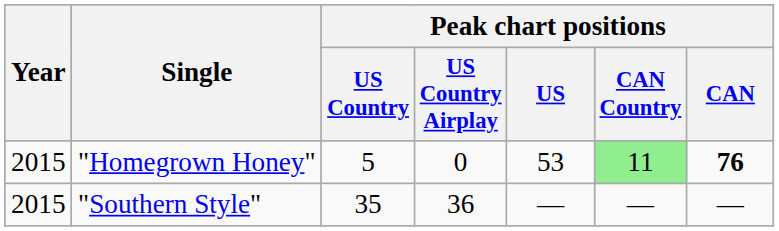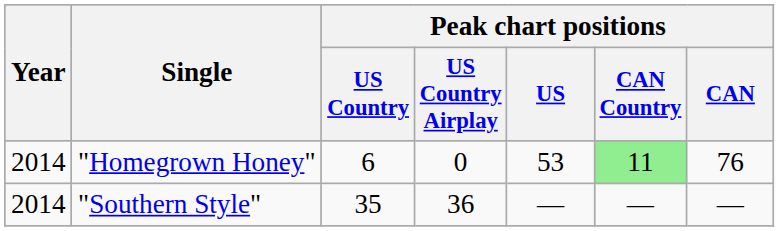(38, 161) 2015 -> (38, 161) 2014
(368, 161) 5 -> (368, 161) 6
(730, 161) bold -> (730, 161) normal
(38, 204) 2015 -> (38, 204) 2014
